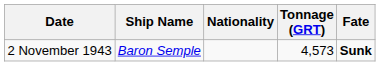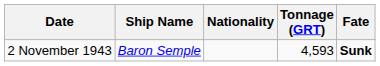(317, 50) 4,573 -> (317, 50) 4,593
